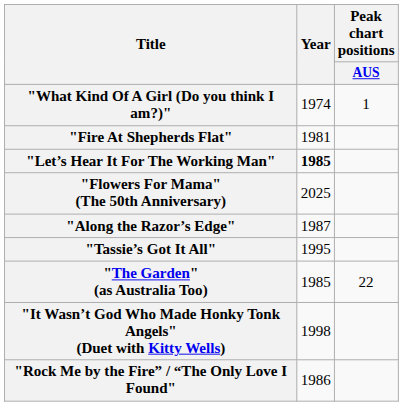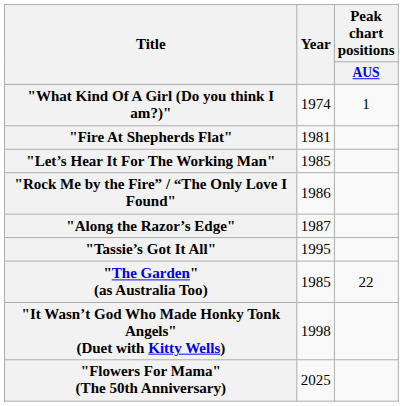(316, 161) bold -> (316, 161) normal
rows swapped: (151, 380) <-> (151, 193)
